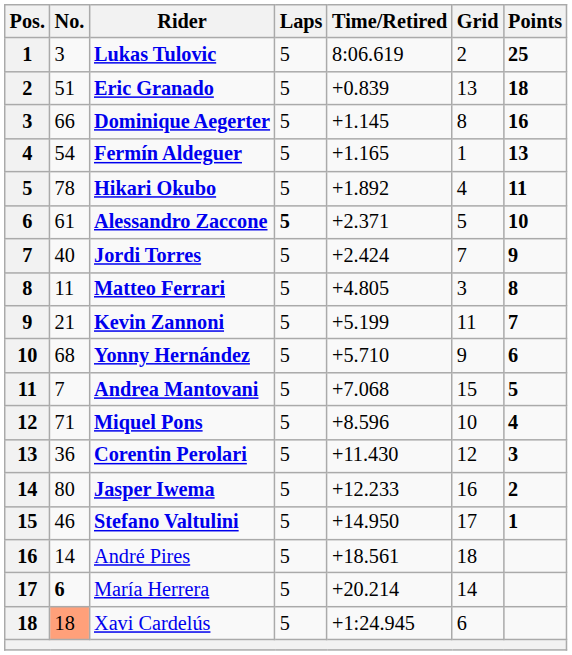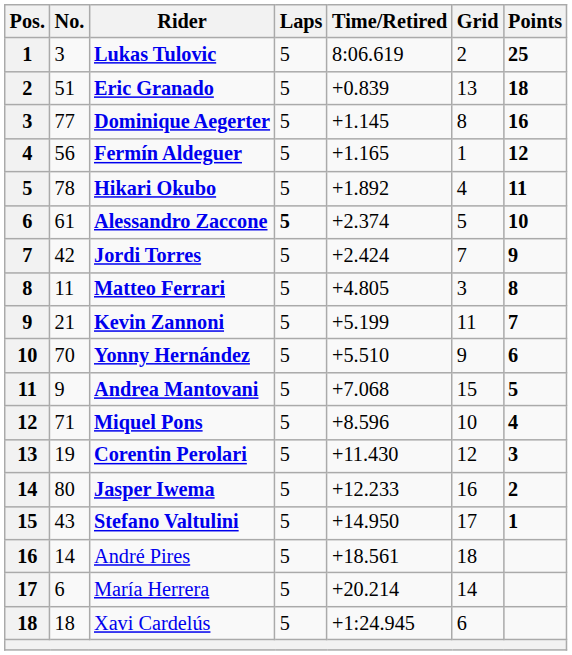(65, 121) 66 -> (65, 121) 77
(65, 154) 54 -> (65, 154) 56
(518, 154) 13 -> (518, 154) 12
(361, 221) +2.371 -> (361, 221) +2.374
(65, 254) 40 -> (65, 254) 42
(65, 355) 68 -> (65, 355) 70
(361, 355) +5.710 -> (361, 355) +5.510
(60, 388) 7 -> (60, 388) 9
(65, 455) 36 -> (65, 455) 19
(65, 522) 46 -> (65, 522) 43
(60, 589) bold -> (60, 589) normal
(65, 622) lightsalmon background -> (65, 622) no background
